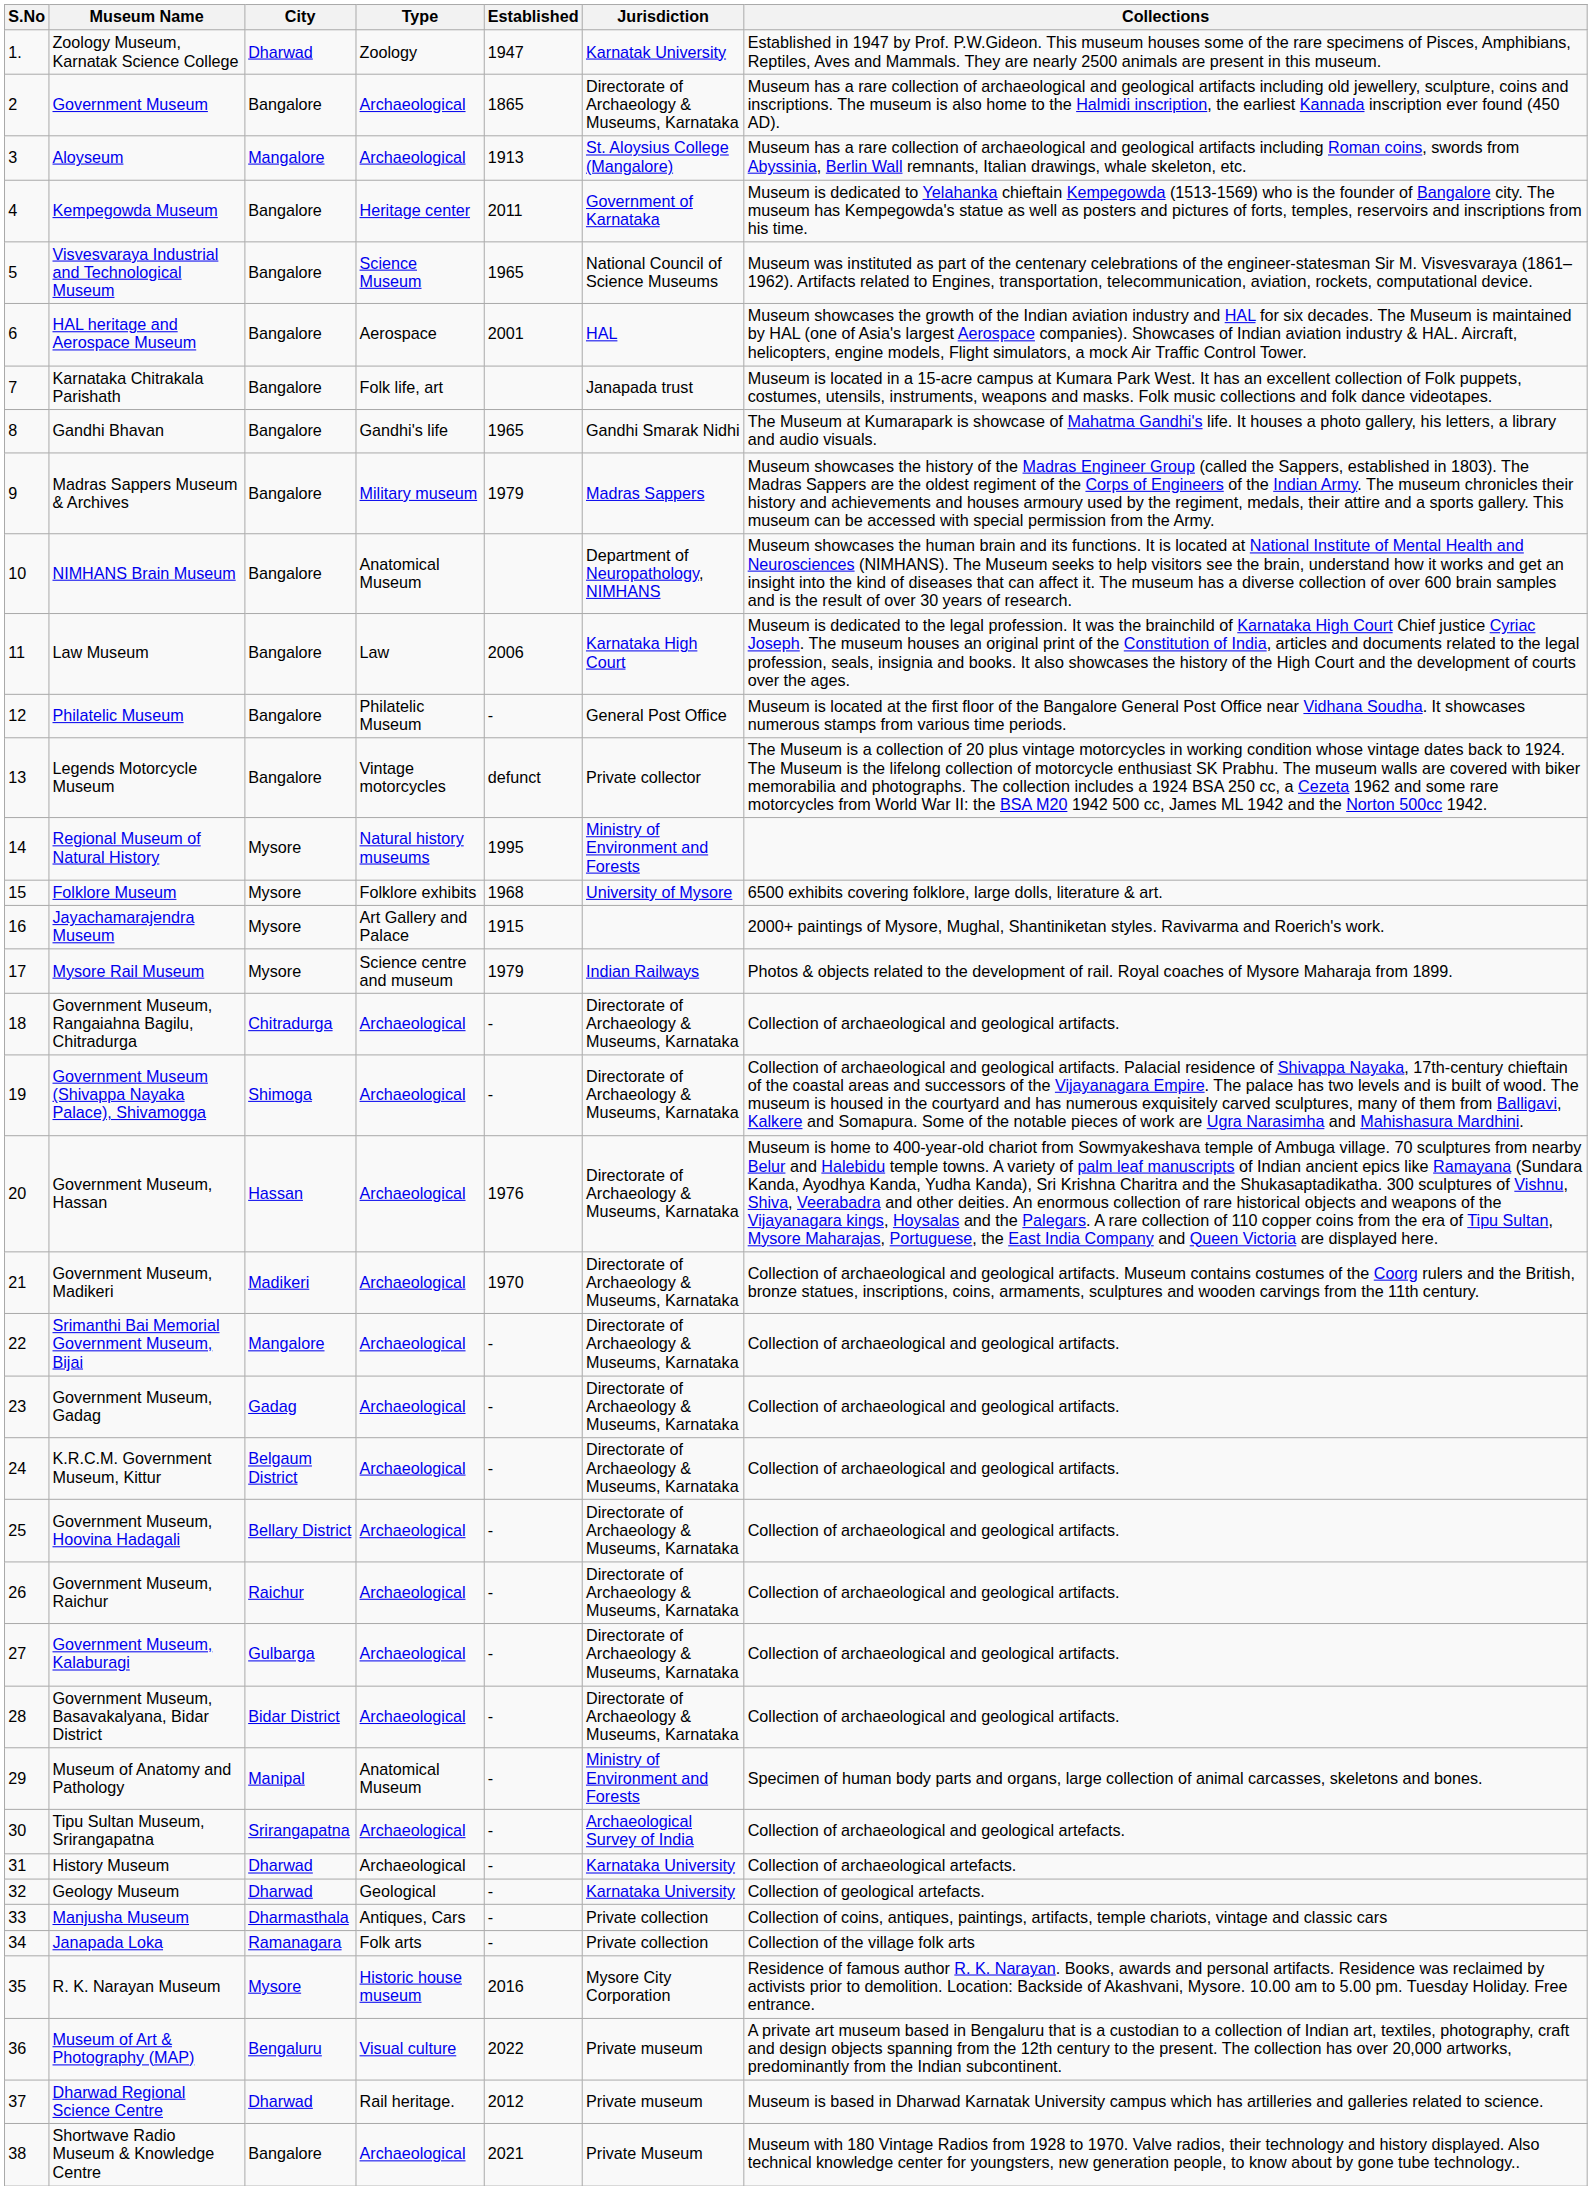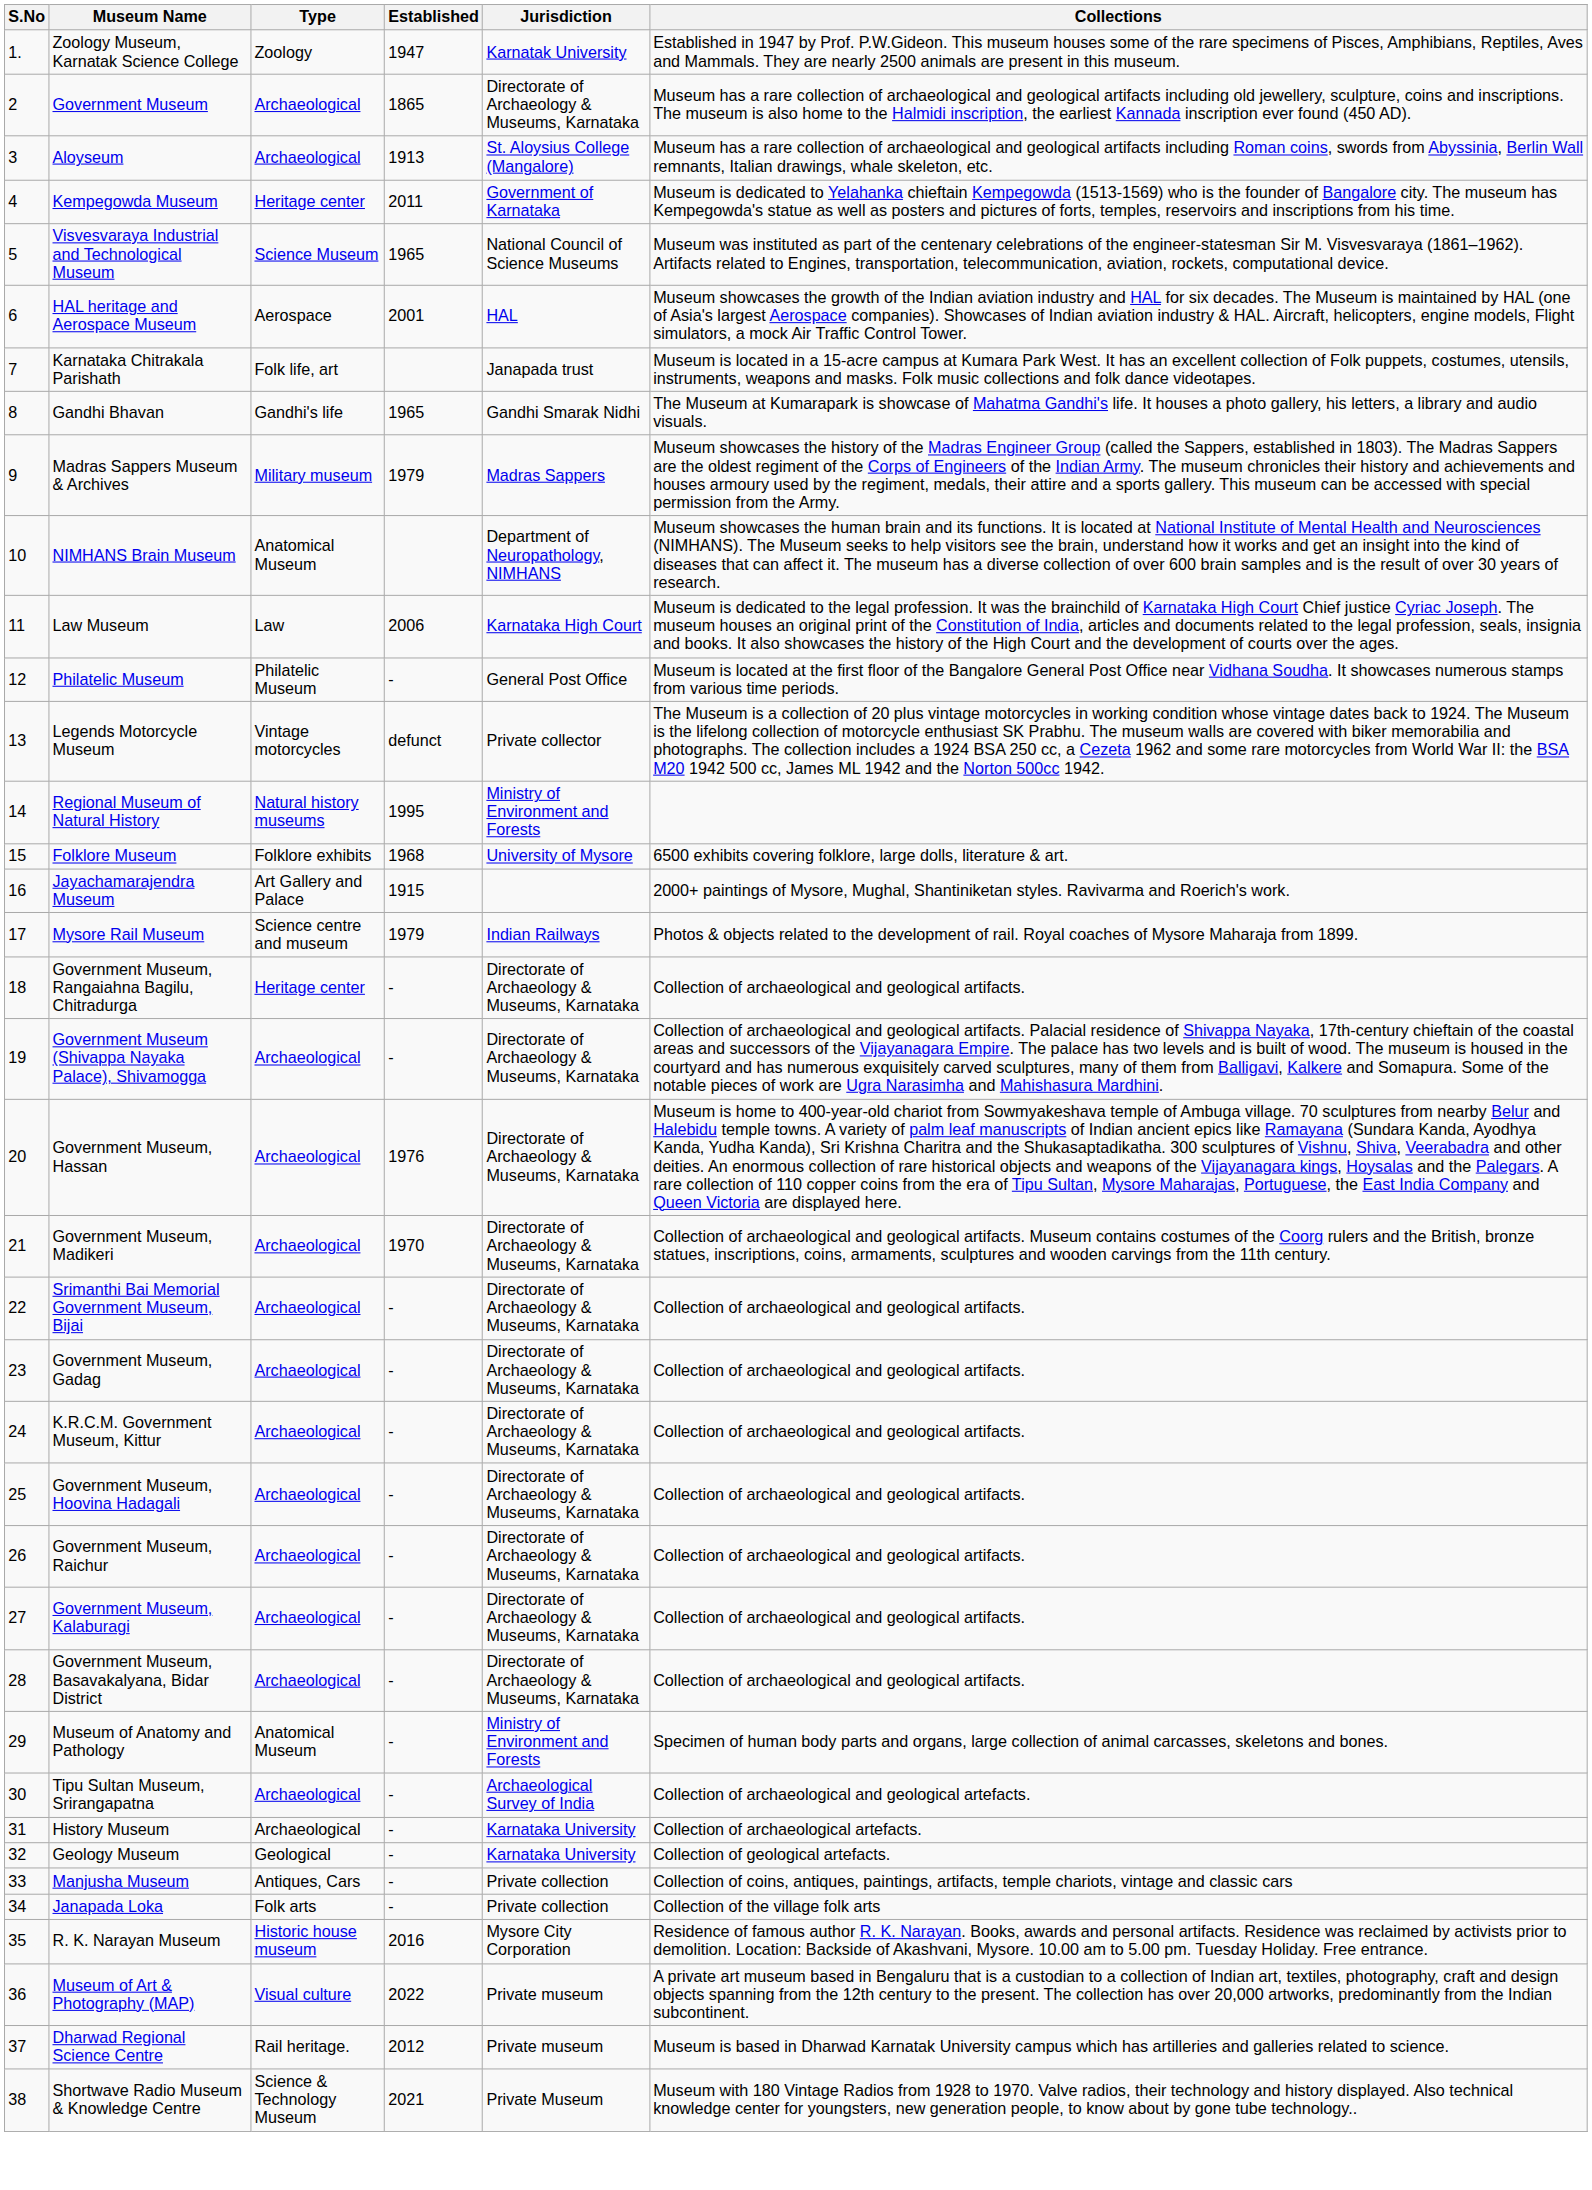- column: (300, 17)
(413, 1024) Archaeological -> (310, 987) Heritage center
(413, 2154) Archaeological -> (295, 2100) Science & Technology Museum
